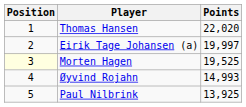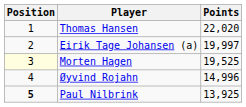(221, 78) 14,993 -> (221, 78) 14,996
(31, 94) normal -> (31, 94) bold
